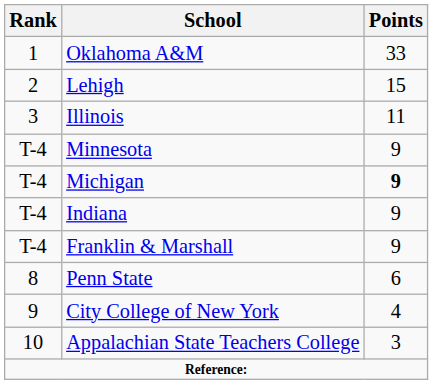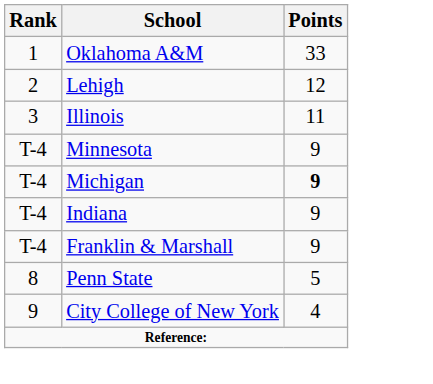(396, 85) 15 -> (315, 85) 12
(396, 278) 6 -> (315, 278) 5
- row: (213, 342)
